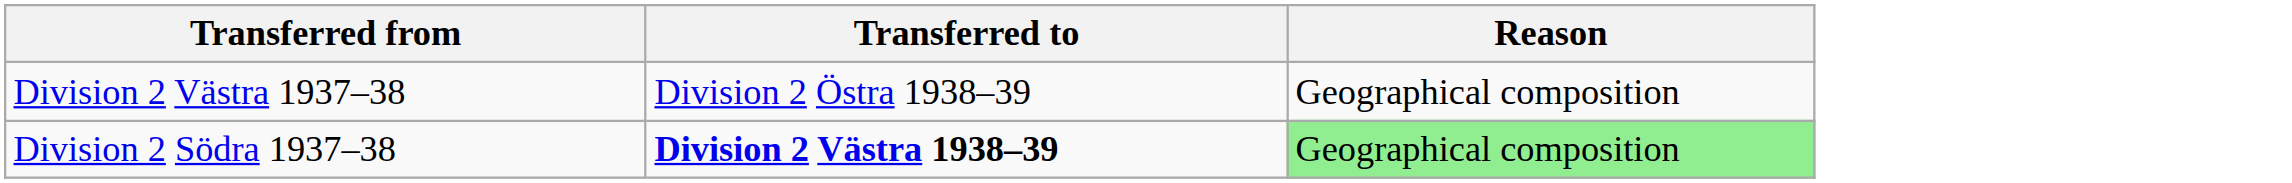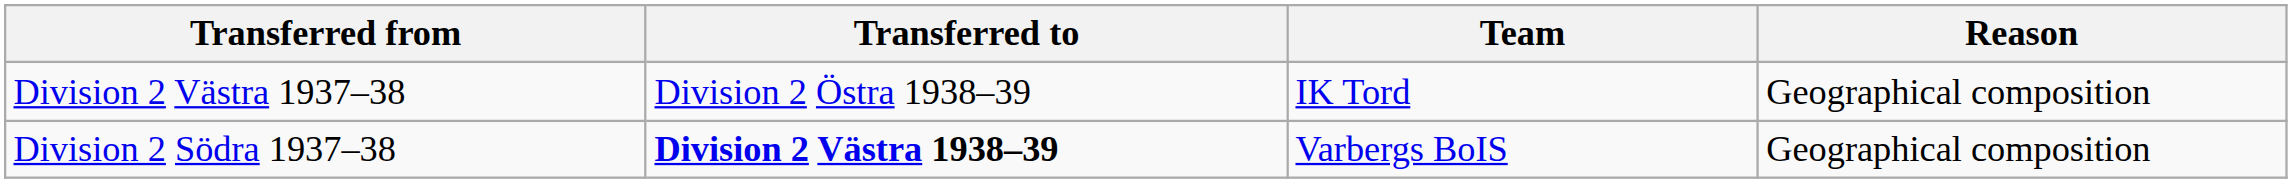+ column: (1522, 33)
(1488, 148) lightgreen background -> (1958, 148) no background
